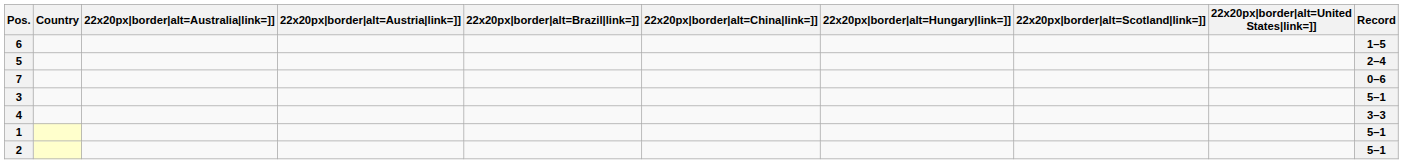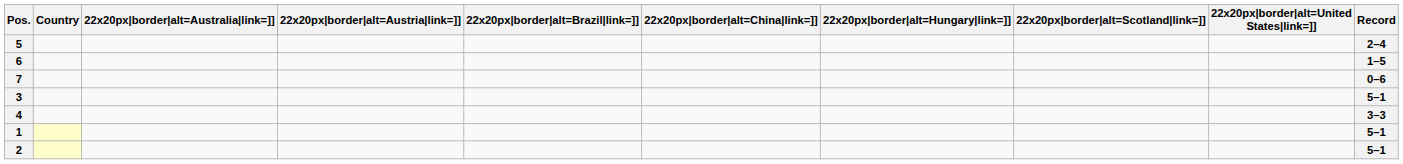rows swapped: (19, 44) <-> (19, 62)
